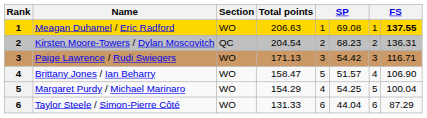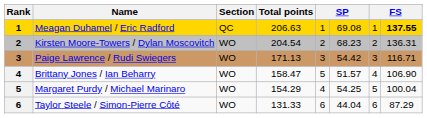(227, 27) WO -> (226, 27) QC
(226, 43) QC -> (227, 43) WO
